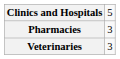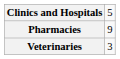(110, 29) 3 -> (110, 29) 9
